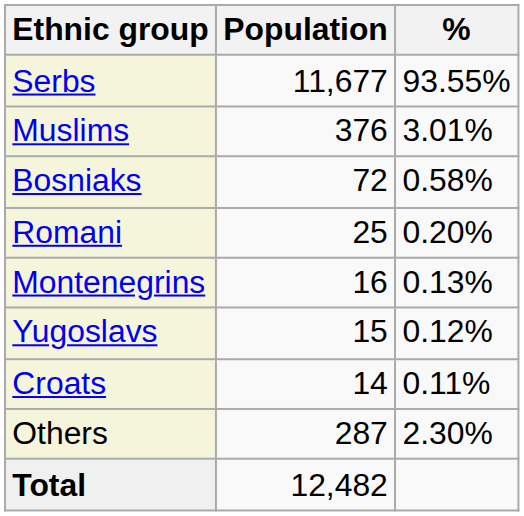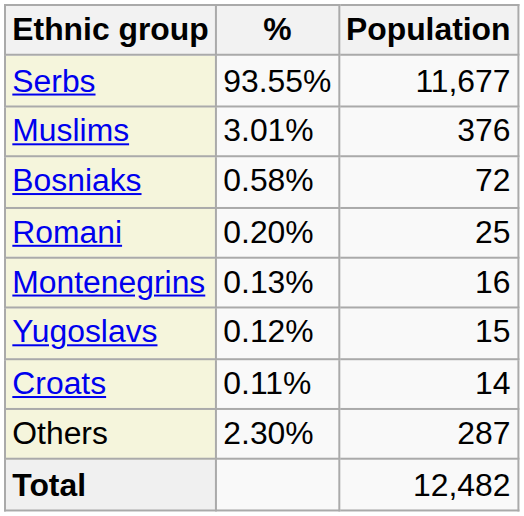columns swapped: (306, 29) <-> (456, 29)
